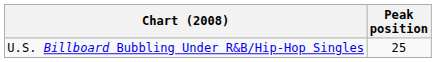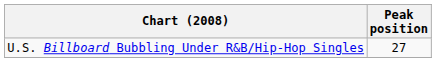(399, 48) 25 -> (399, 48) 27
